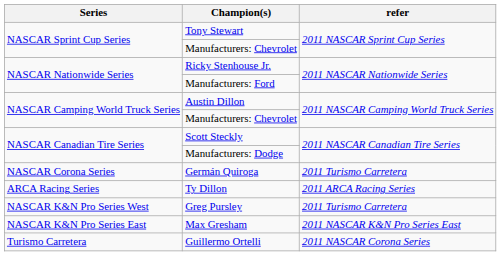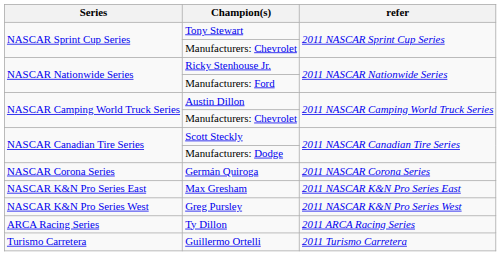(354, 171) 2011 Turismo Carretera -> (366, 171) 2011 NASCAR Corona Series
rows swapped: (77, 224) <-> (53, 189)
(354, 206) 2011 Turismo Carretera -> (382, 206) 2011 NASCAR K&N Pro Series West
(366, 241) 2011 NASCAR Corona Series -> (354, 241) 2011 Turismo Carretera
